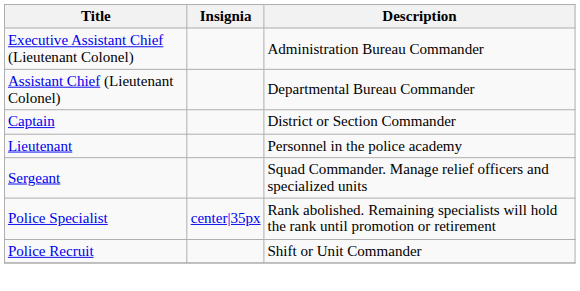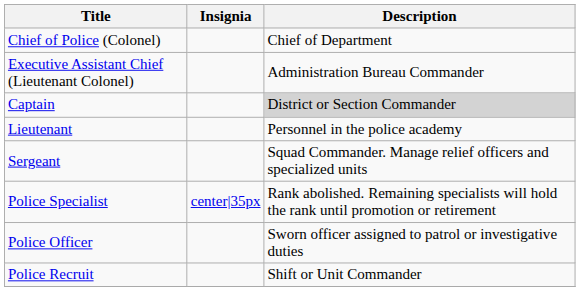+ row: (84, 40)
- row: (91, 89)
(362, 121) no background -> (362, 104) lightgrey background
+ row: (50, 242)
